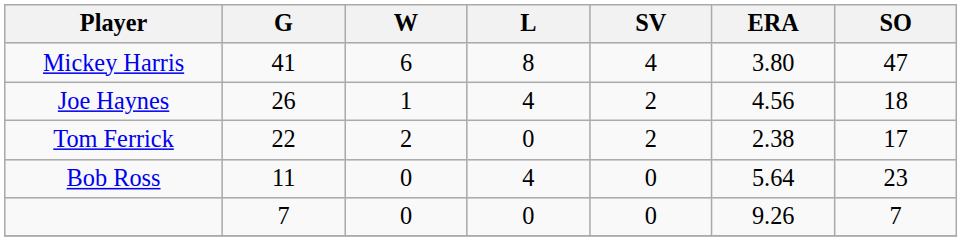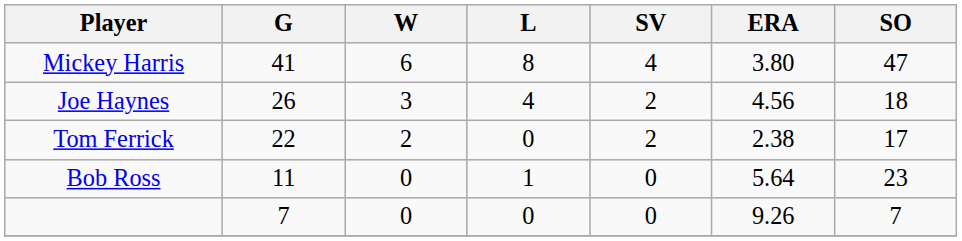(406, 100) 1 -> (406, 100) 3
(528, 178) 4 -> (528, 178) 1
